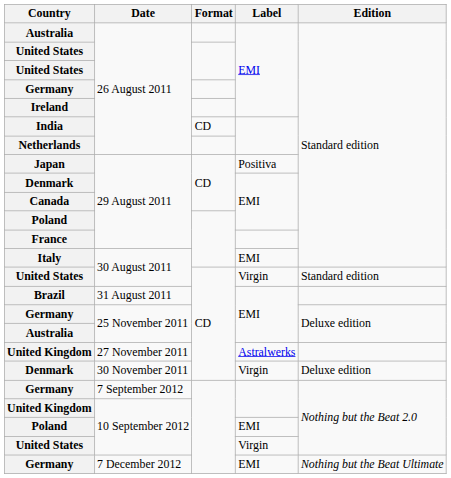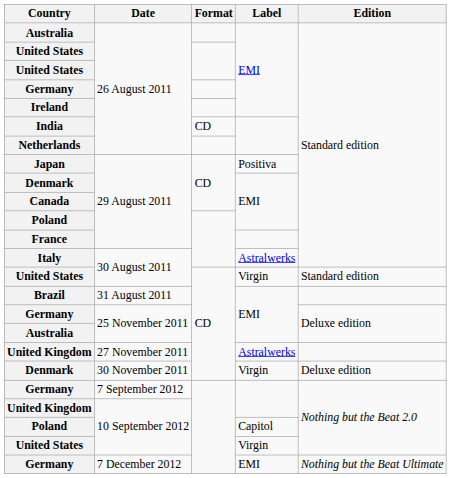(249, 257) EMI -> (267, 257) Astralwerks
(249, 426) EMI -> (256, 426) Capitol
